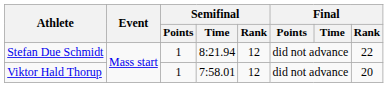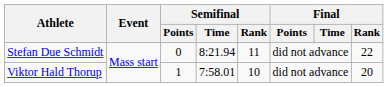(178, 53) 1 -> (178, 53) 0
(254, 53) 12 -> (254, 53) 11
(254, 72) 12 -> (254, 72) 10
